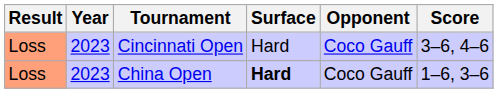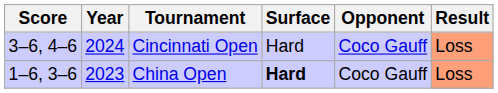columns swapped: (36, 18) <-> (455, 18)
(90, 46) 2023 -> (105, 46) 2024
